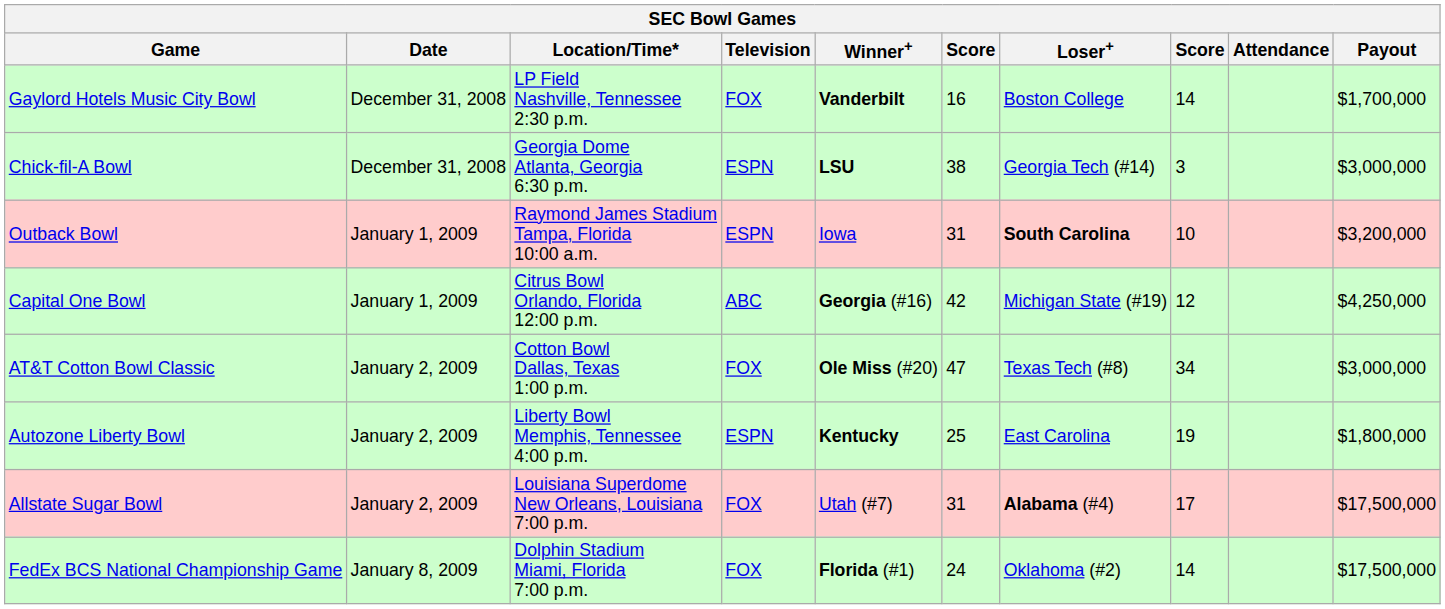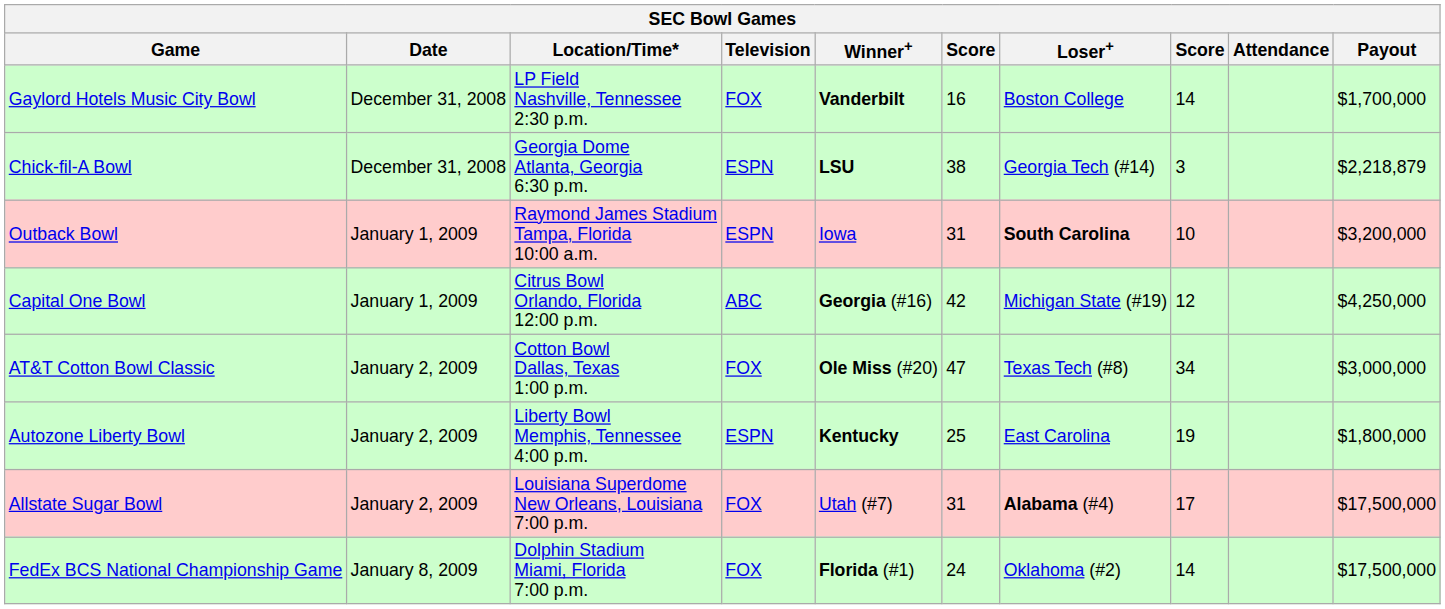(1382, 167) $3,000,000 -> (1382, 167) $2,218,879
